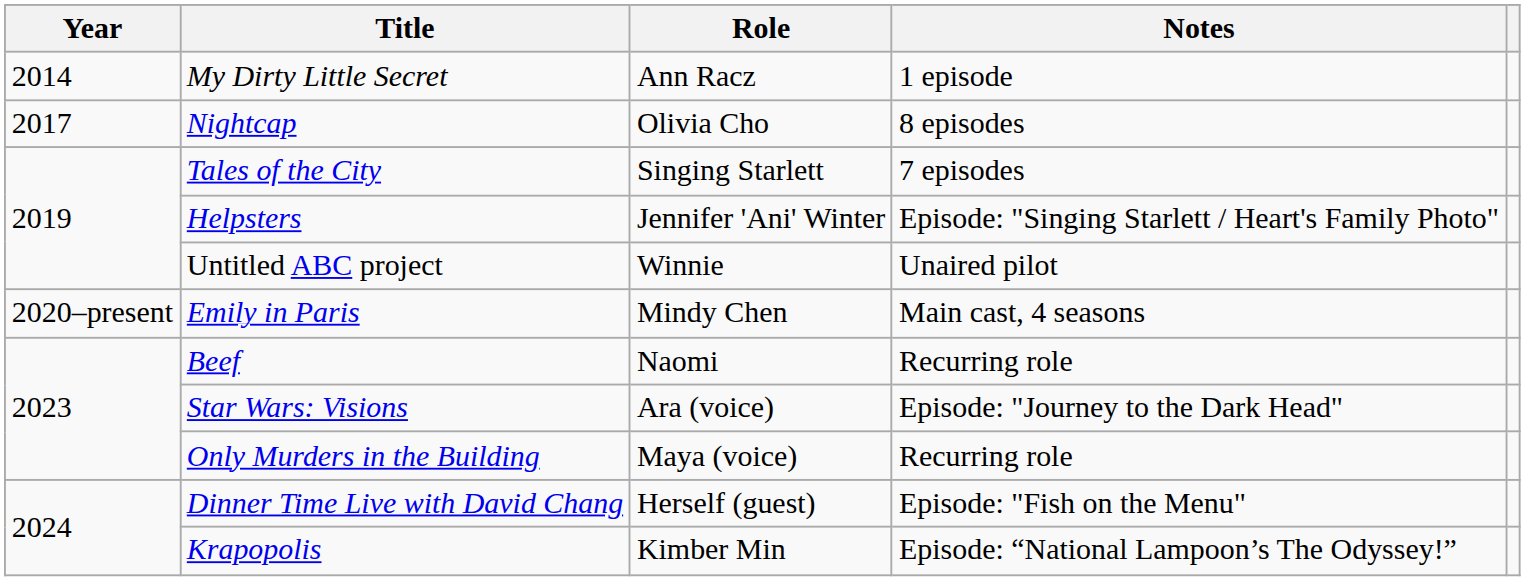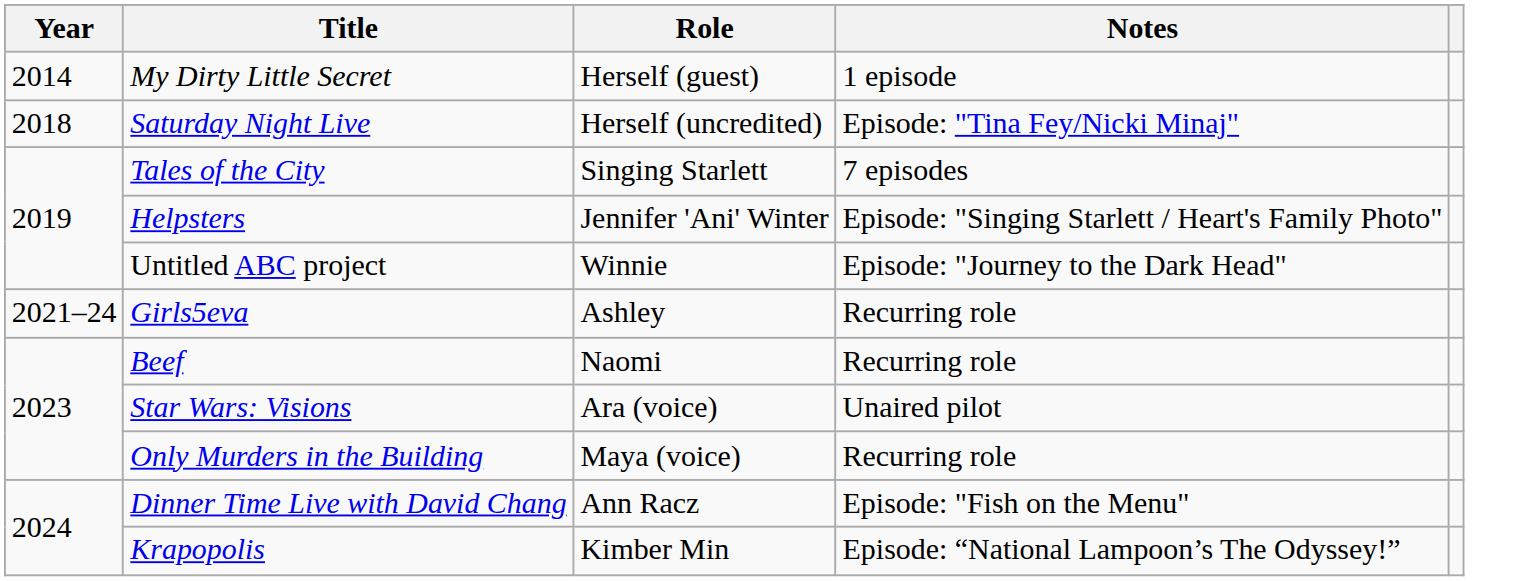(696, 75) Ann Racz -> (670, 75) Herself (guest)
- row: (242, 123)
+ row: (250, 123)
(978, 265) Unaired pilot -> (1065, 265) Episode: "Journey to the Dark Head"
- row: (273, 312)
+ row: (189, 312)
(1121, 407) Episode: "Journey to the Dark Head" -> (922, 407) Unaired pilot
(726, 502) Herself (guest) -> (640, 502) Ann Racz
